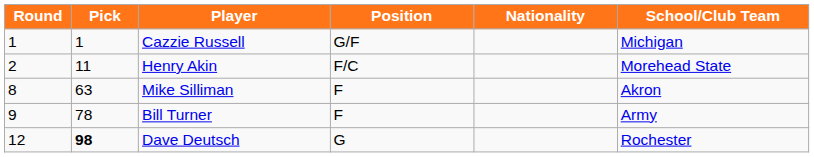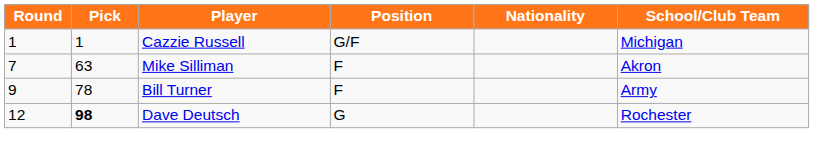- row: (180, 66)
(12, 90) 8 -> (12, 66) 7
